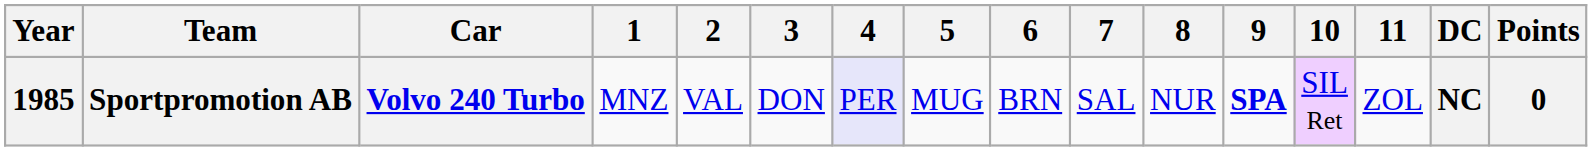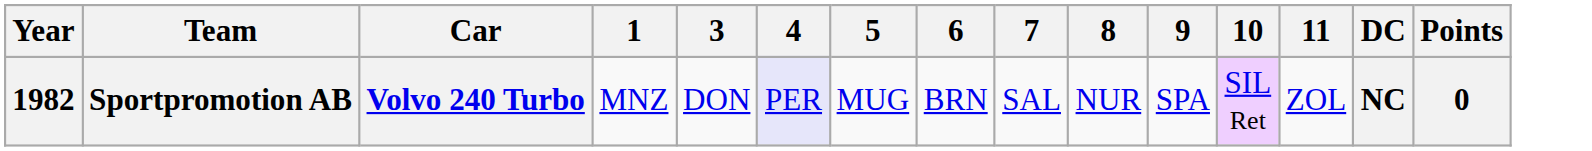- column: (713, 30)
(43, 100) 1985 -> (43, 100) 1982
(1258, 100) bold -> (1183, 100) normal
